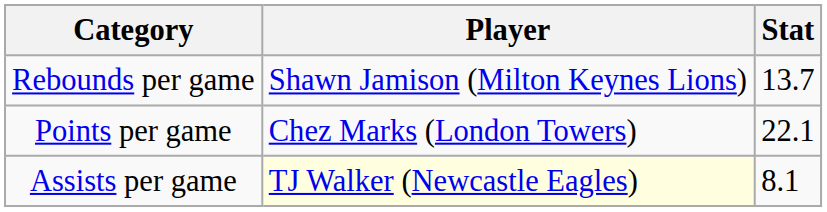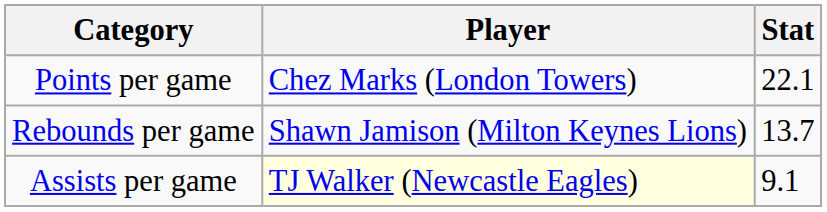rows swapped: (133, 130) <-> (133, 80)
(780, 181) 8.1 -> (780, 181) 9.1
